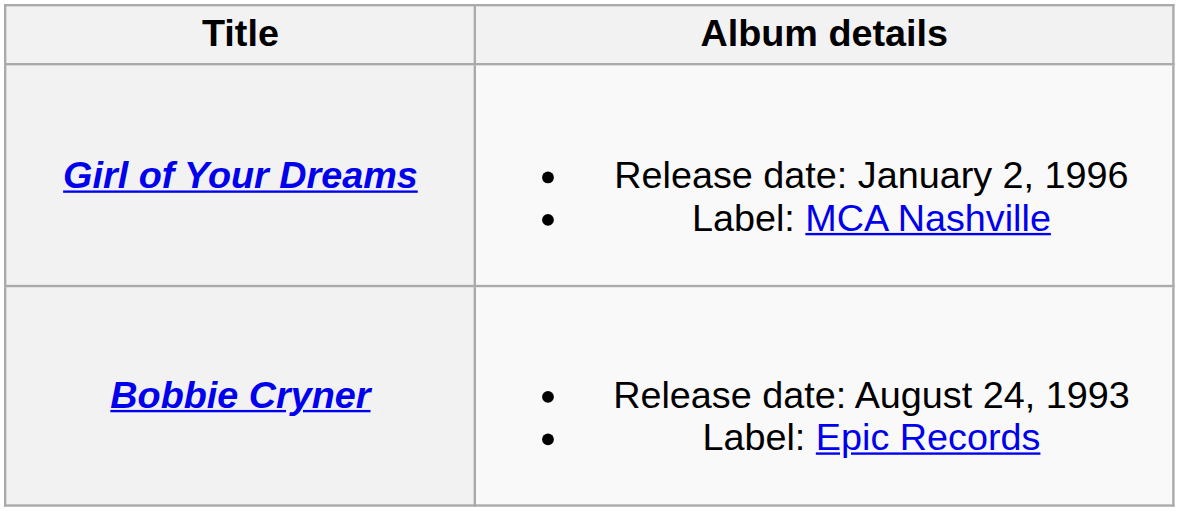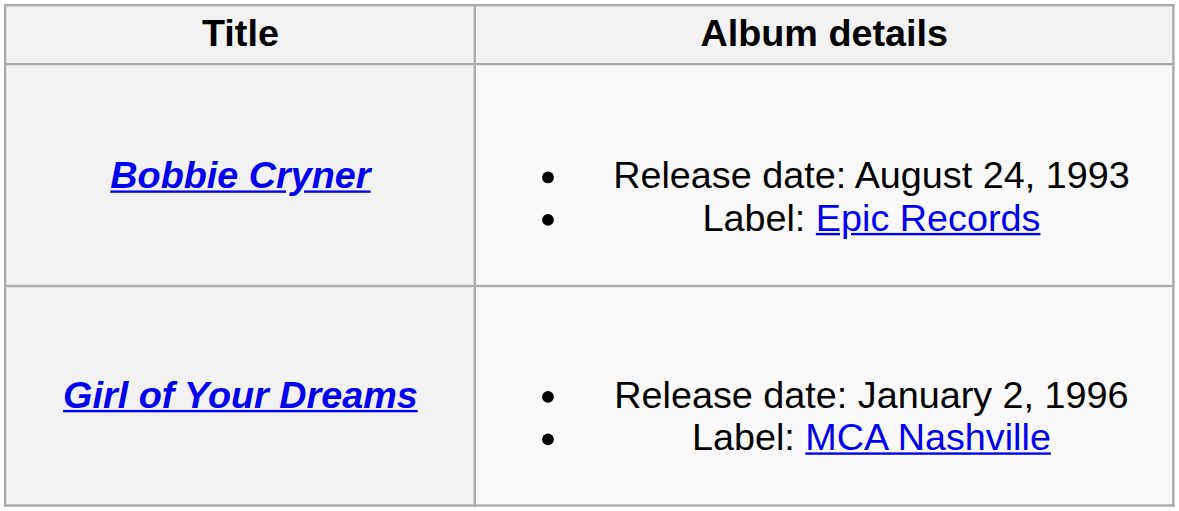rows swapped: (240, 394) <-> (240, 174)
